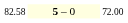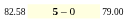(113, 12) 72.00 -> (113, 12) 79.00
